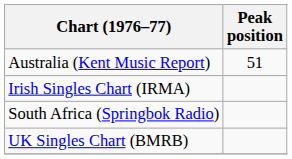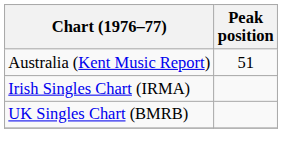- row: (114, 114)
